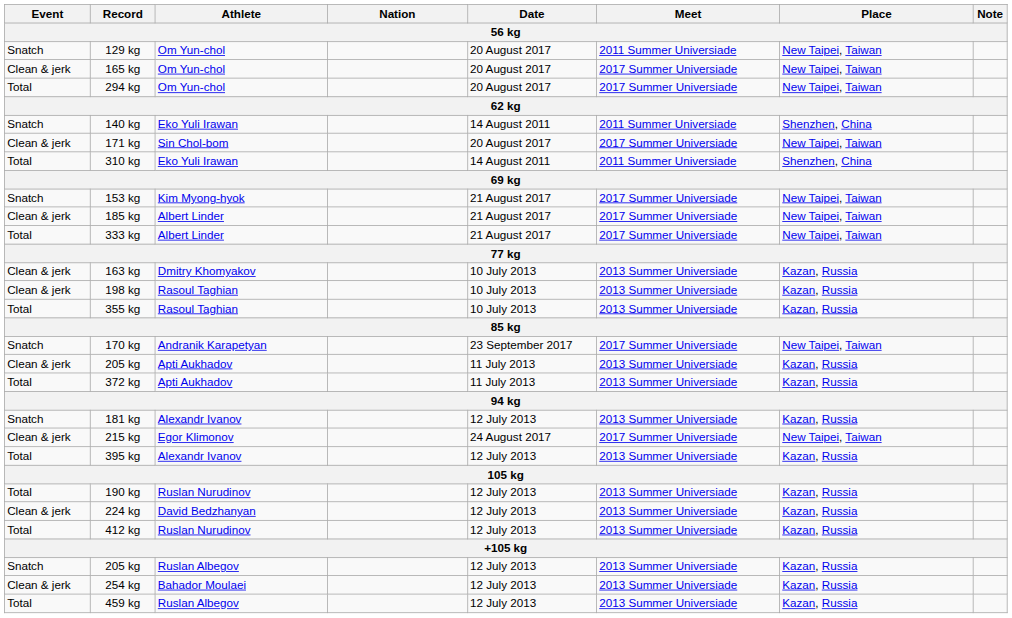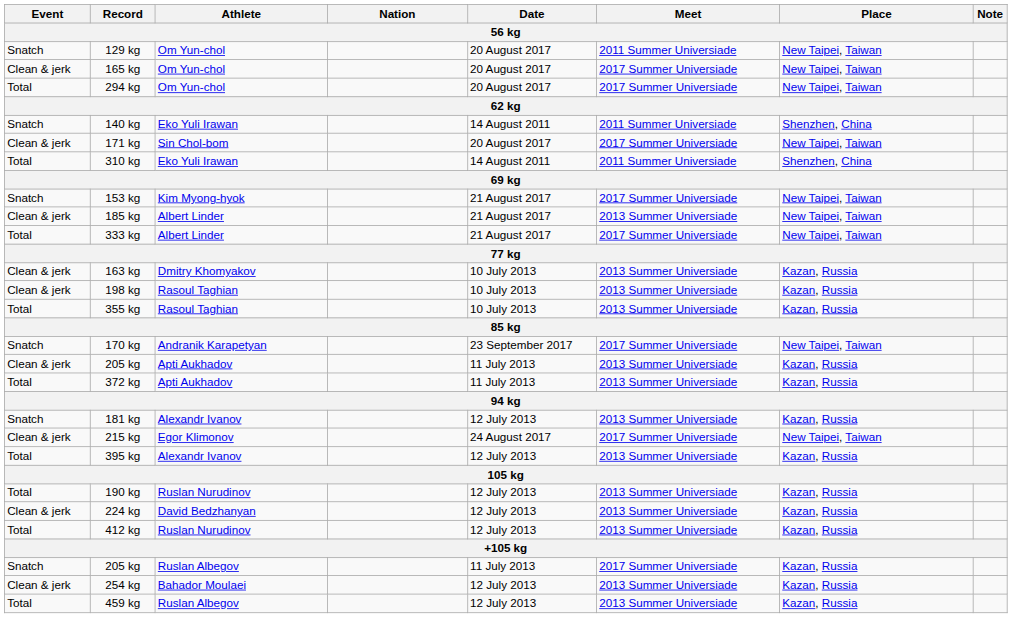(668, 217) 2017 Summer Universiade -> (668, 217) 2013 Summer Universiade
(503, 567) 12 July 2013 -> (503, 567) 11 July 2013
(668, 567) 2013 Summer Universiade -> (668, 567) 2017 Summer Universiade
